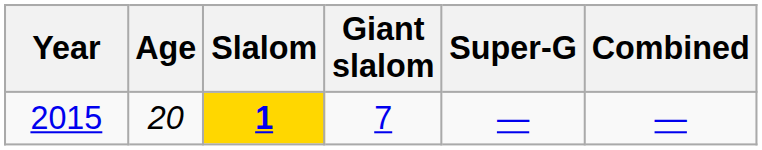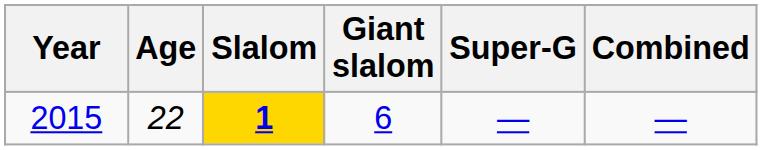(166, 117) 20 -> (166, 117) 22
(383, 117) 7 -> (383, 117) 6
